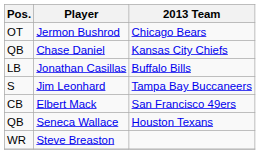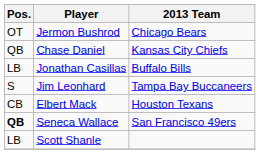(184, 104) San Francisco 49ers -> (172, 104) Houston Texans
(15, 122) normal -> (16, 122) bold
(172, 122) Houston Texans -> (184, 122) San Francisco 49ers
- row: (75, 140)
+ row: (69, 140)
